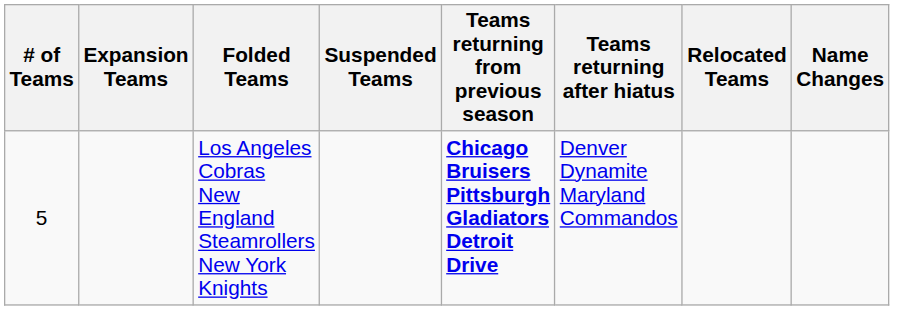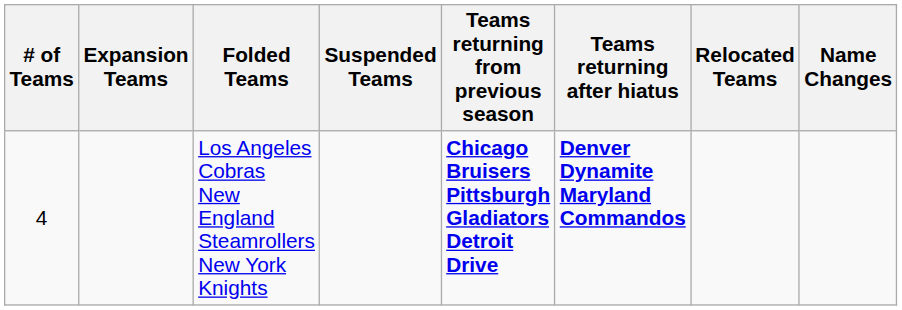(42, 217) 5 -> (42, 217) 4
(619, 182) normal -> (623, 182) bold
